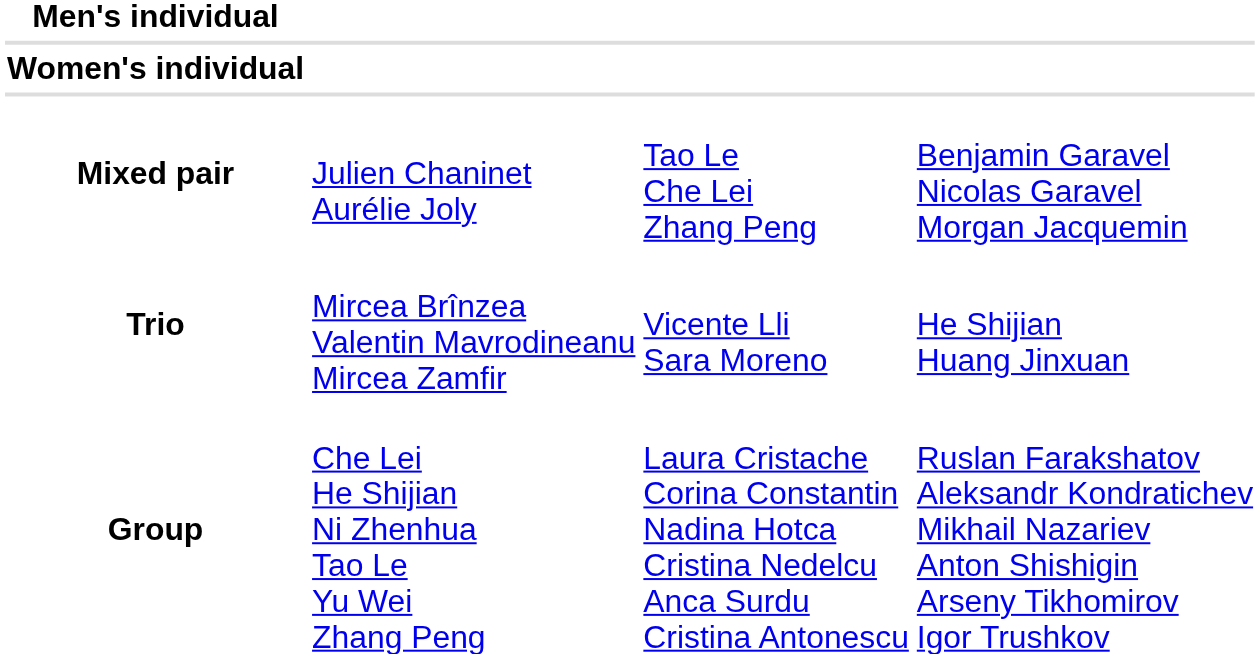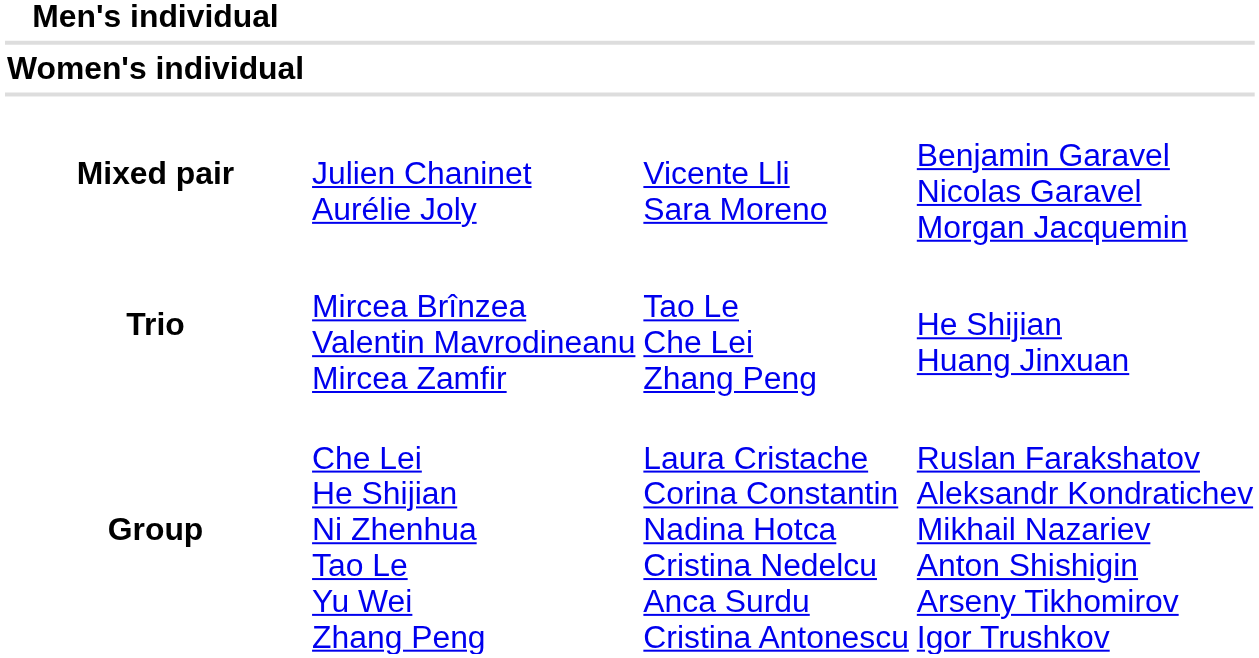(730, 191) Tao Le Che Lei Zhang Peng -> (735, 191) Vicente Lli Sara Moreno
(735, 342) Vicente Lli Sara Moreno -> (730, 342) Tao Le Che Lei Zhang Peng
